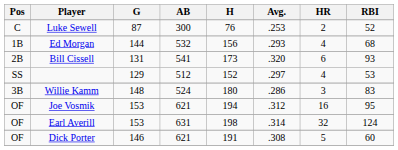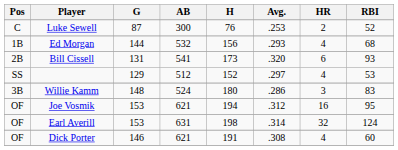(323, 138) 5 -> (323, 138) 4
